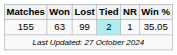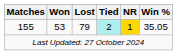(60, 27) 63 -> (60, 27) 53
(85, 27) 99 -> (85, 27) 79
(130, 27) no background -> (130, 27) gold background
